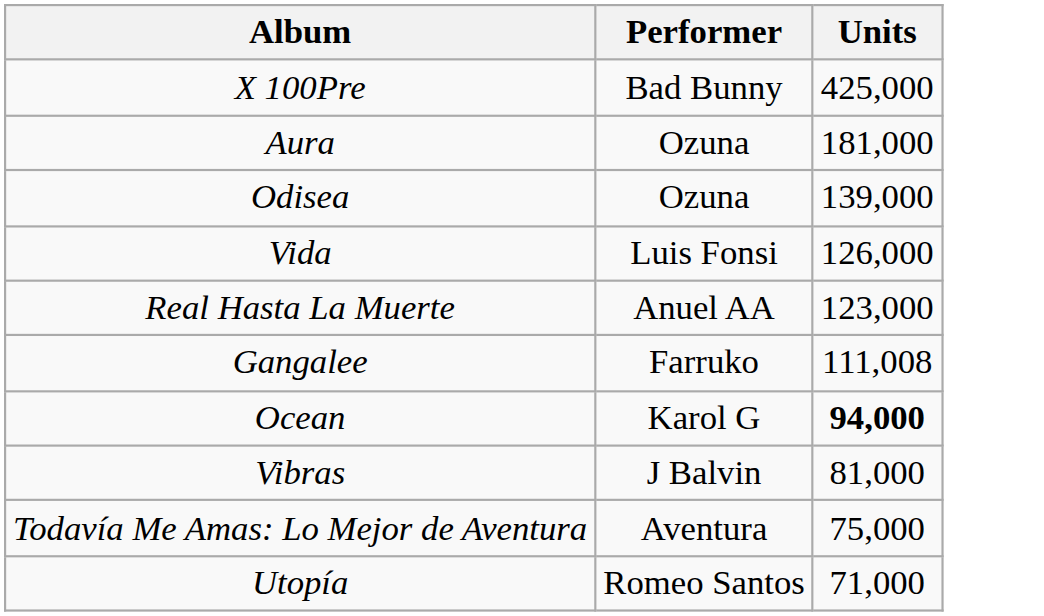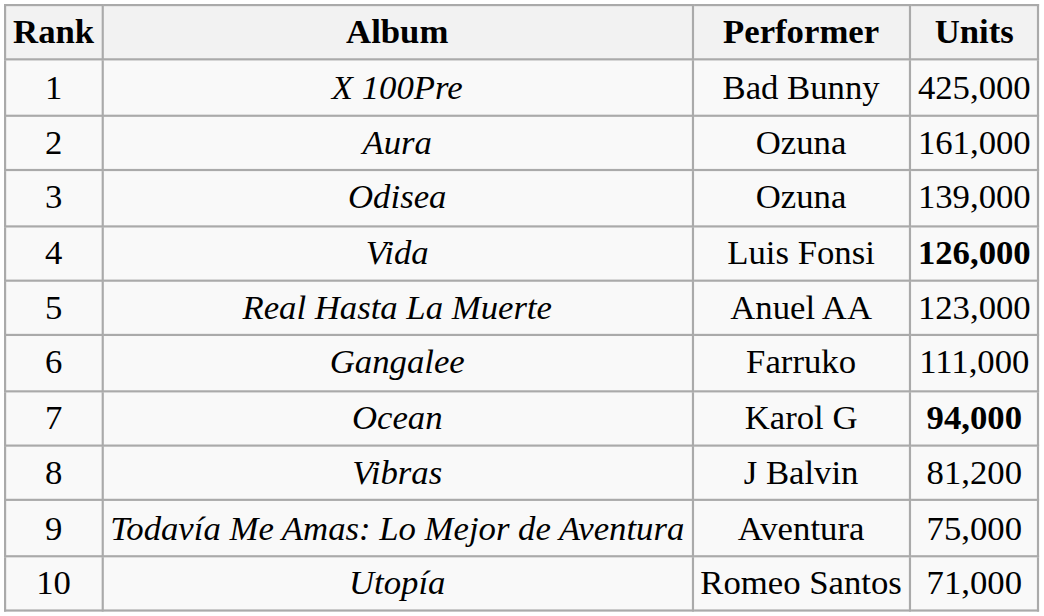+ column: (54, 32)
(877, 142) 181,000 -> (974, 142) 161,000
(877, 252) normal -> (974, 252) bold
(877, 362) 111,008 -> (974, 362) 111,000
(877, 472) 81,000 -> (974, 472) 81,200
